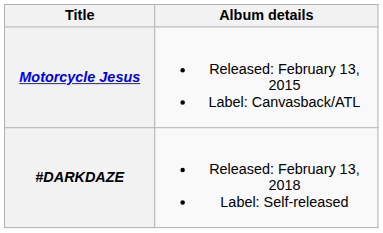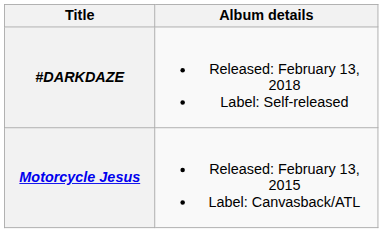rows swapped: (80, 77) <-> (80, 177)
